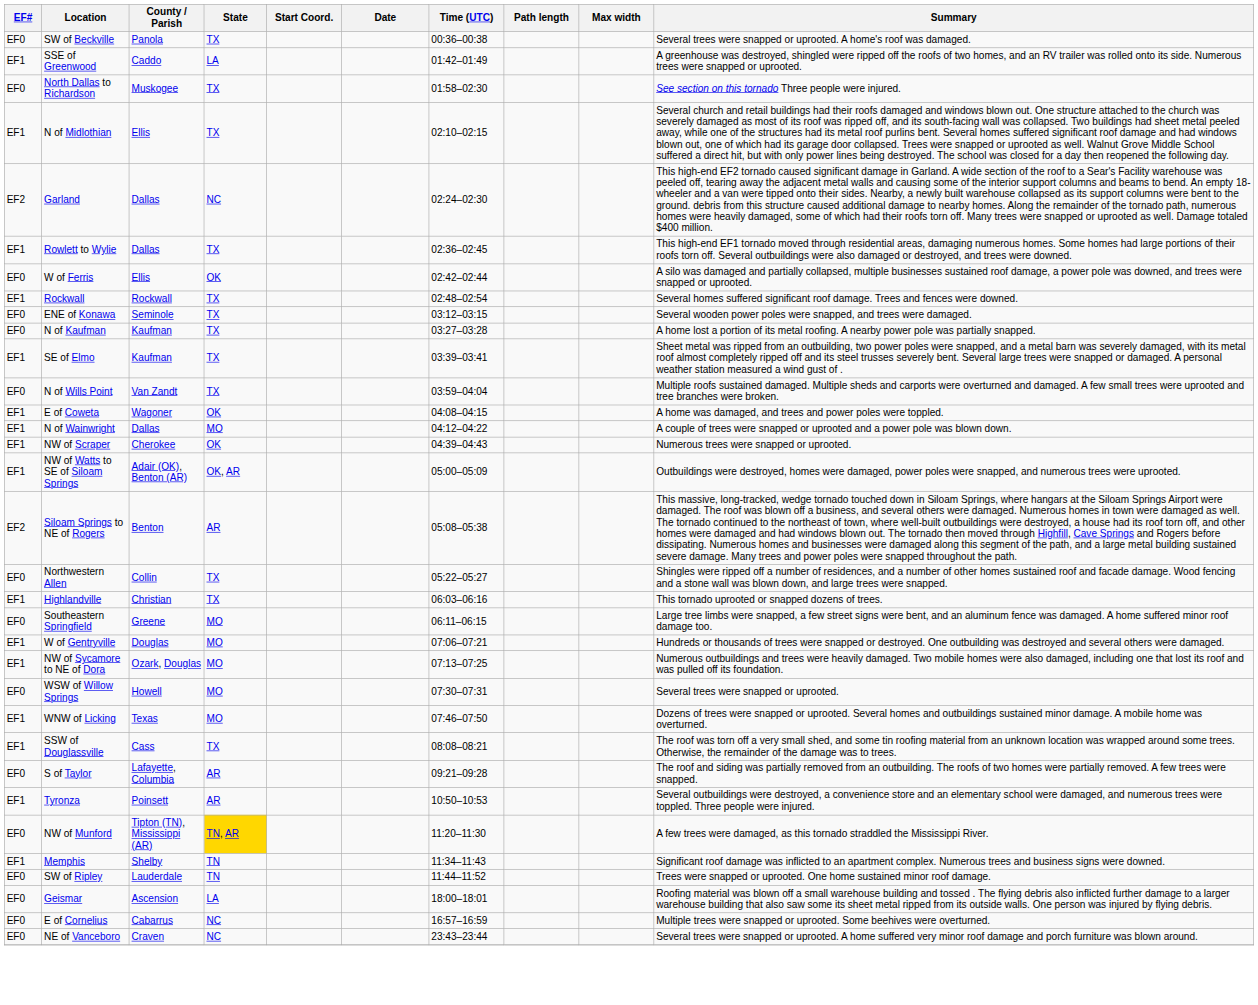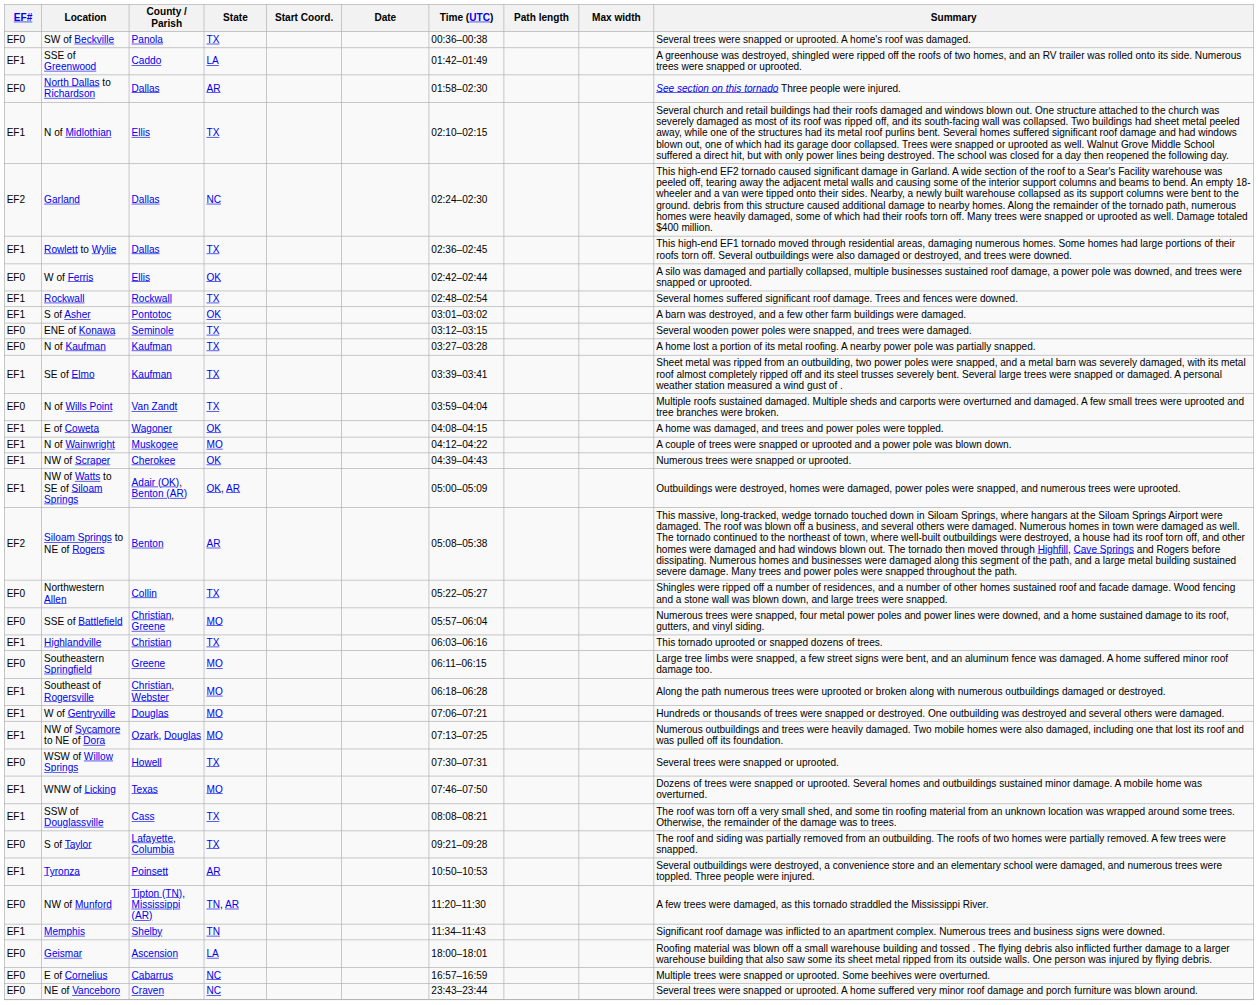(155, 88) Muskogee -> (146, 88) Dallas
(213, 88) TX -> (214, 88) AR
+ row: (67, 315)
(146, 429) Dallas -> (155, 445) Muskogee
+ row: (83, 621)
+ row: (72, 692)
(215, 692) MO -> (213, 762) TX
(214, 774) AR -> (213, 844) TX
(223, 834) gold background -> (223, 904) no background
- row: (73, 877)
